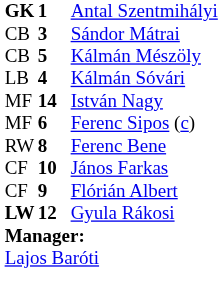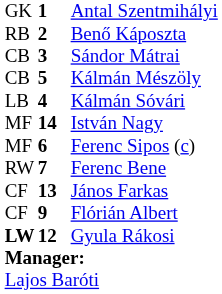(19, 11) bold -> (18, 11) normal
+ row: (128, 33)
(42, 145) 8 -> (42, 168) 7
(47, 168) 10 -> (47, 190) 13
